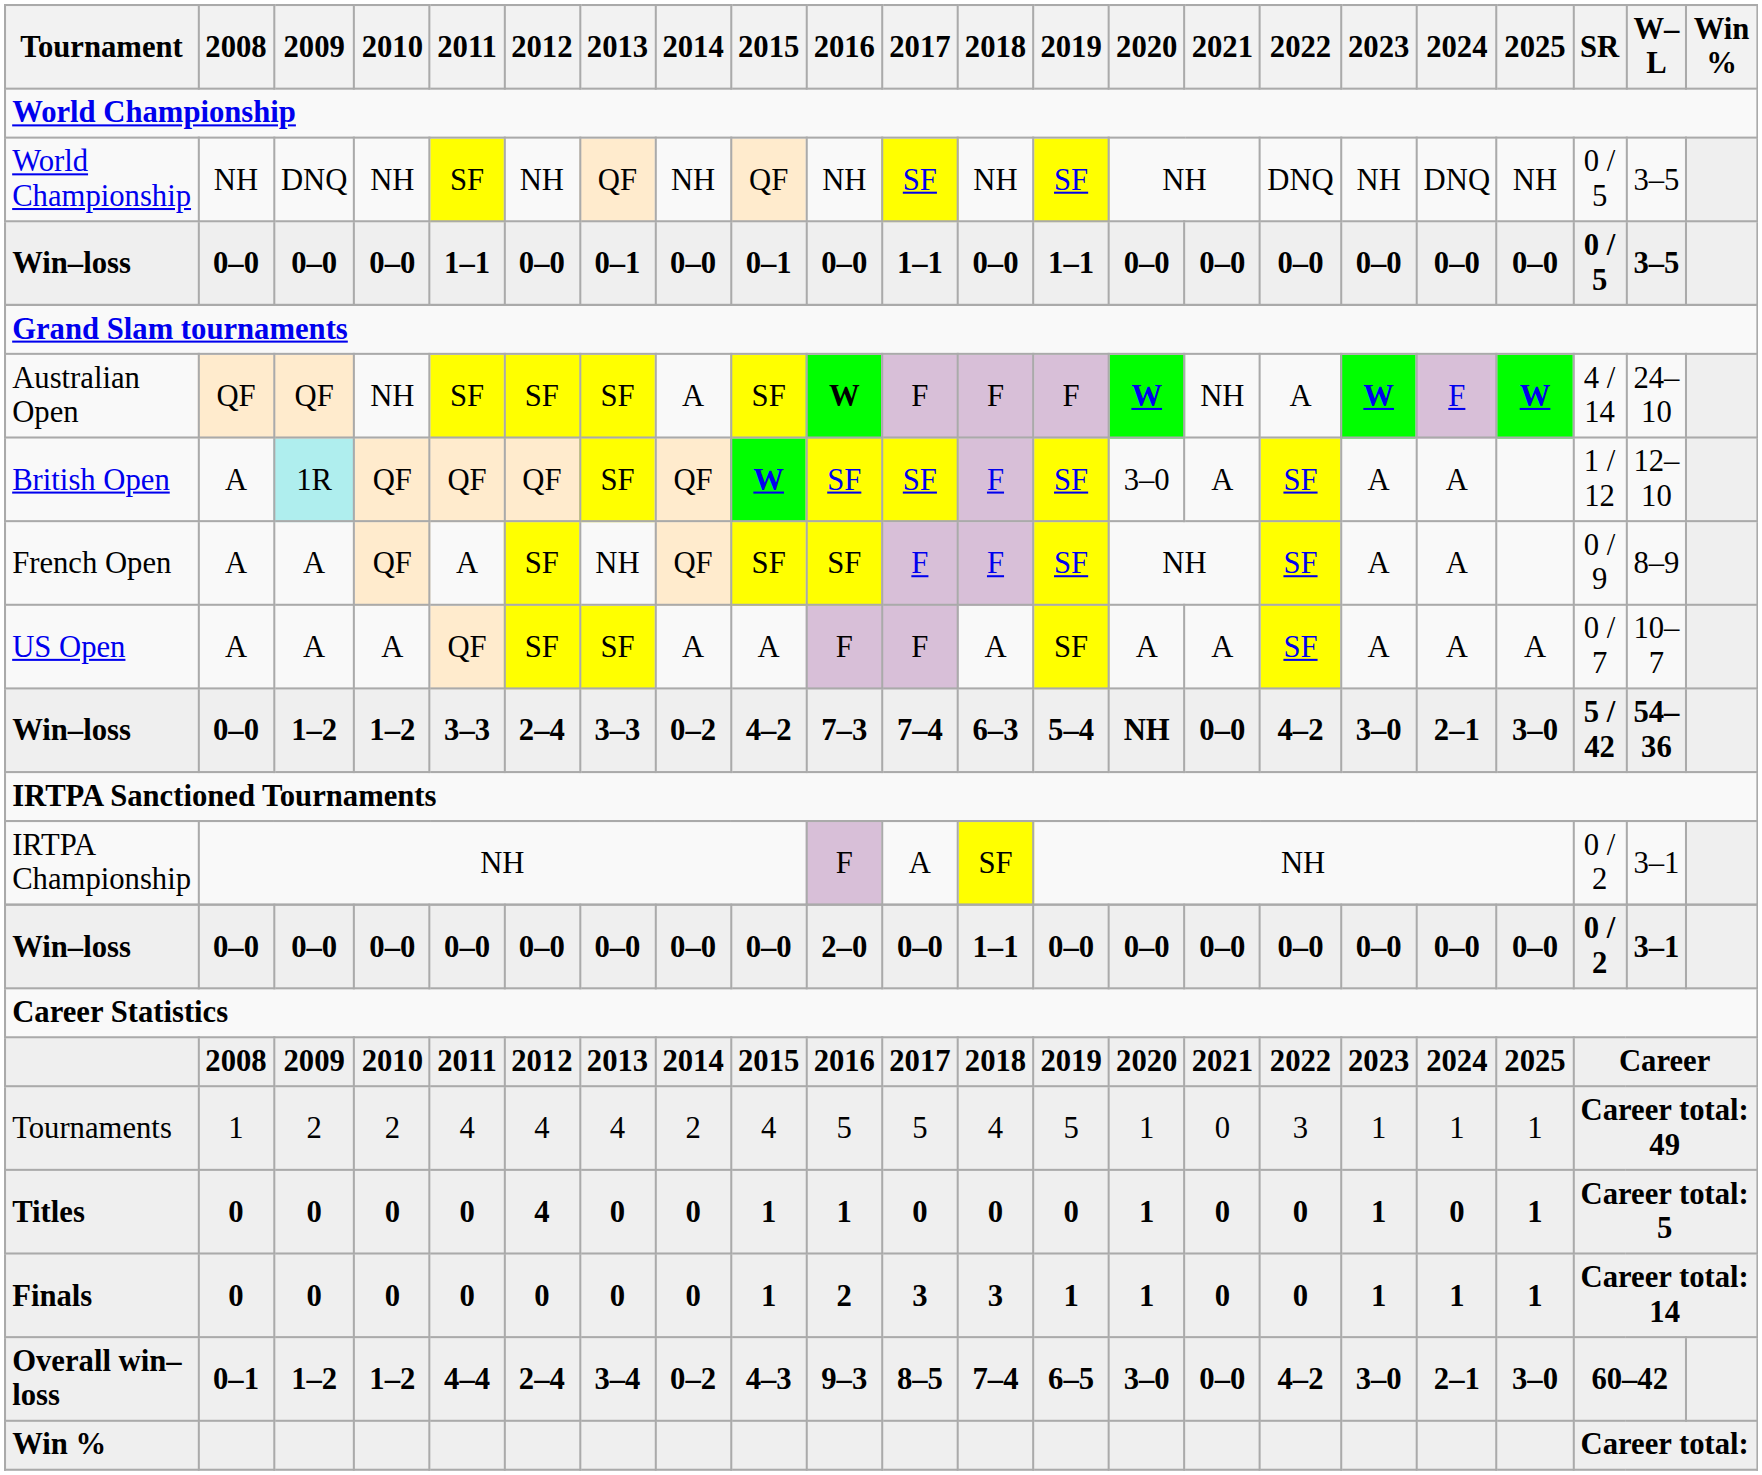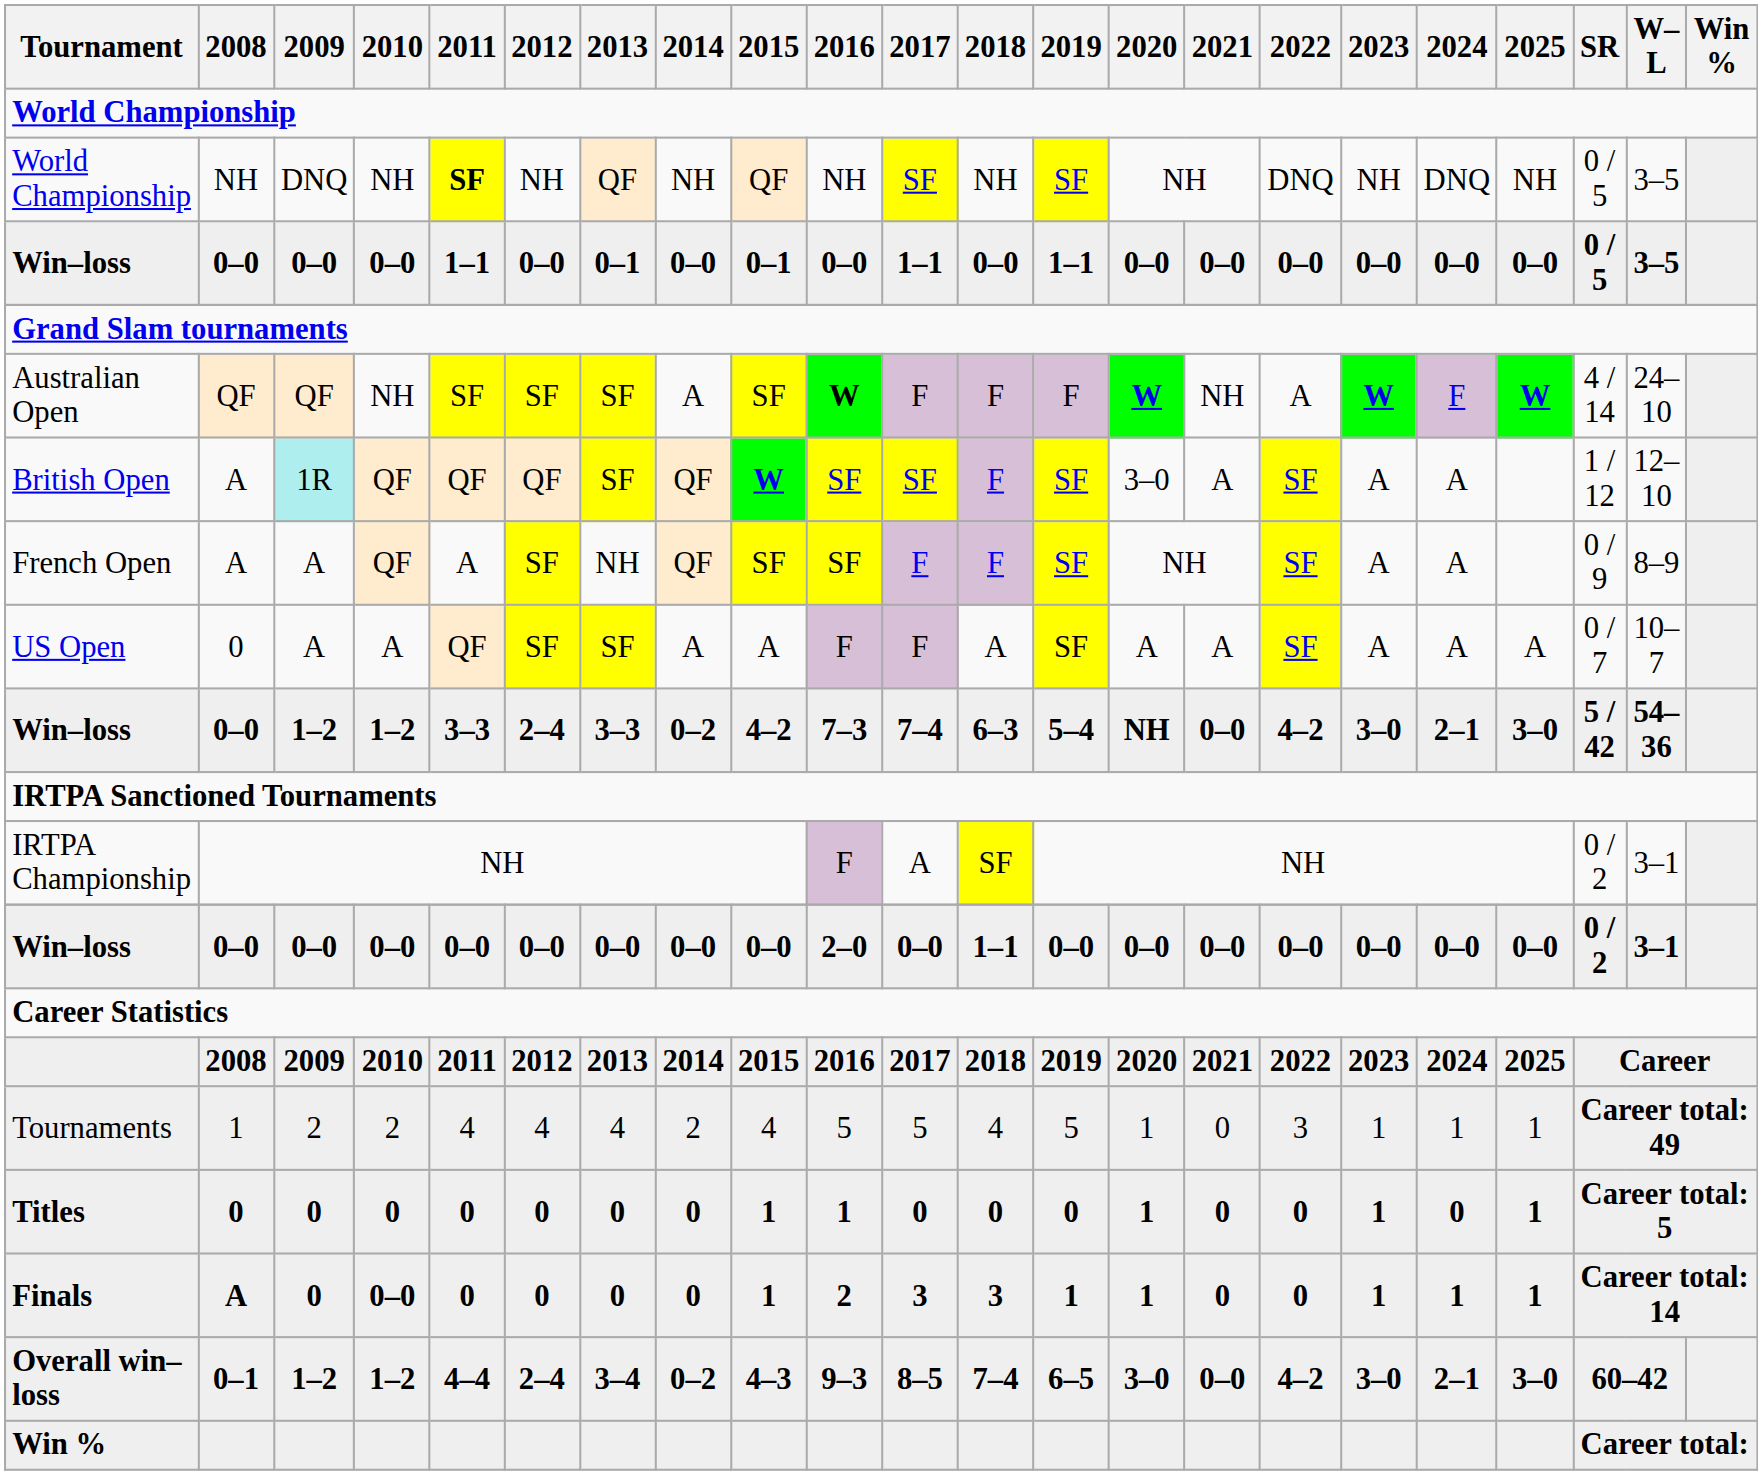(467, 178) normal -> (467, 178) bold
(236, 646) A -> (236, 646) 0
(542, 1211) 4 -> (542, 1211) 0
(236, 1294) 0 -> (236, 1294) A
(392, 1294) 0 -> (392, 1294) 0–0
